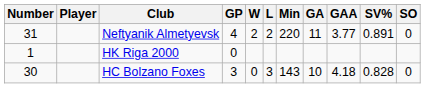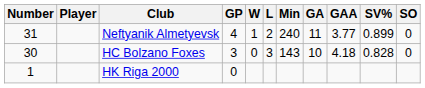(254, 33) 2 -> (254, 33) 1
(290, 33) 220 -> (290, 33) 240
(378, 33) 0.891 -> (378, 33) 0.899
rows swapped: (153, 72) <-> (140, 53)
